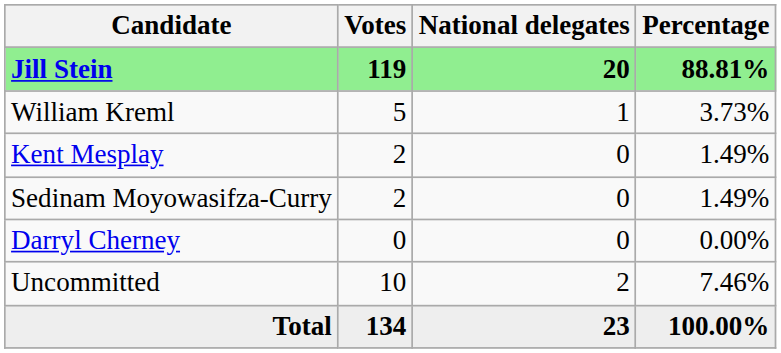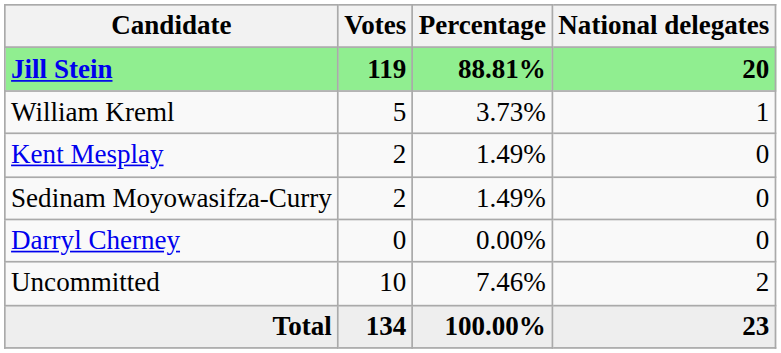columns swapped: (706, 25) <-> (524, 25)
